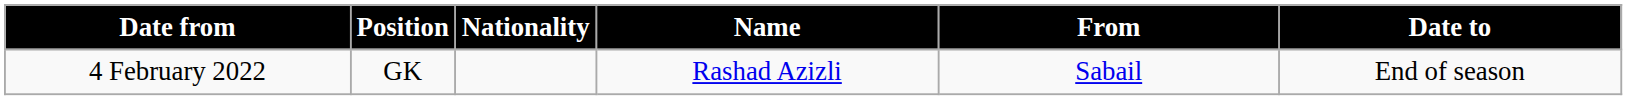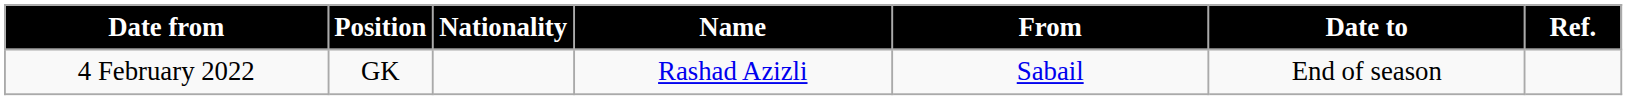+ column: (1573, 26)
